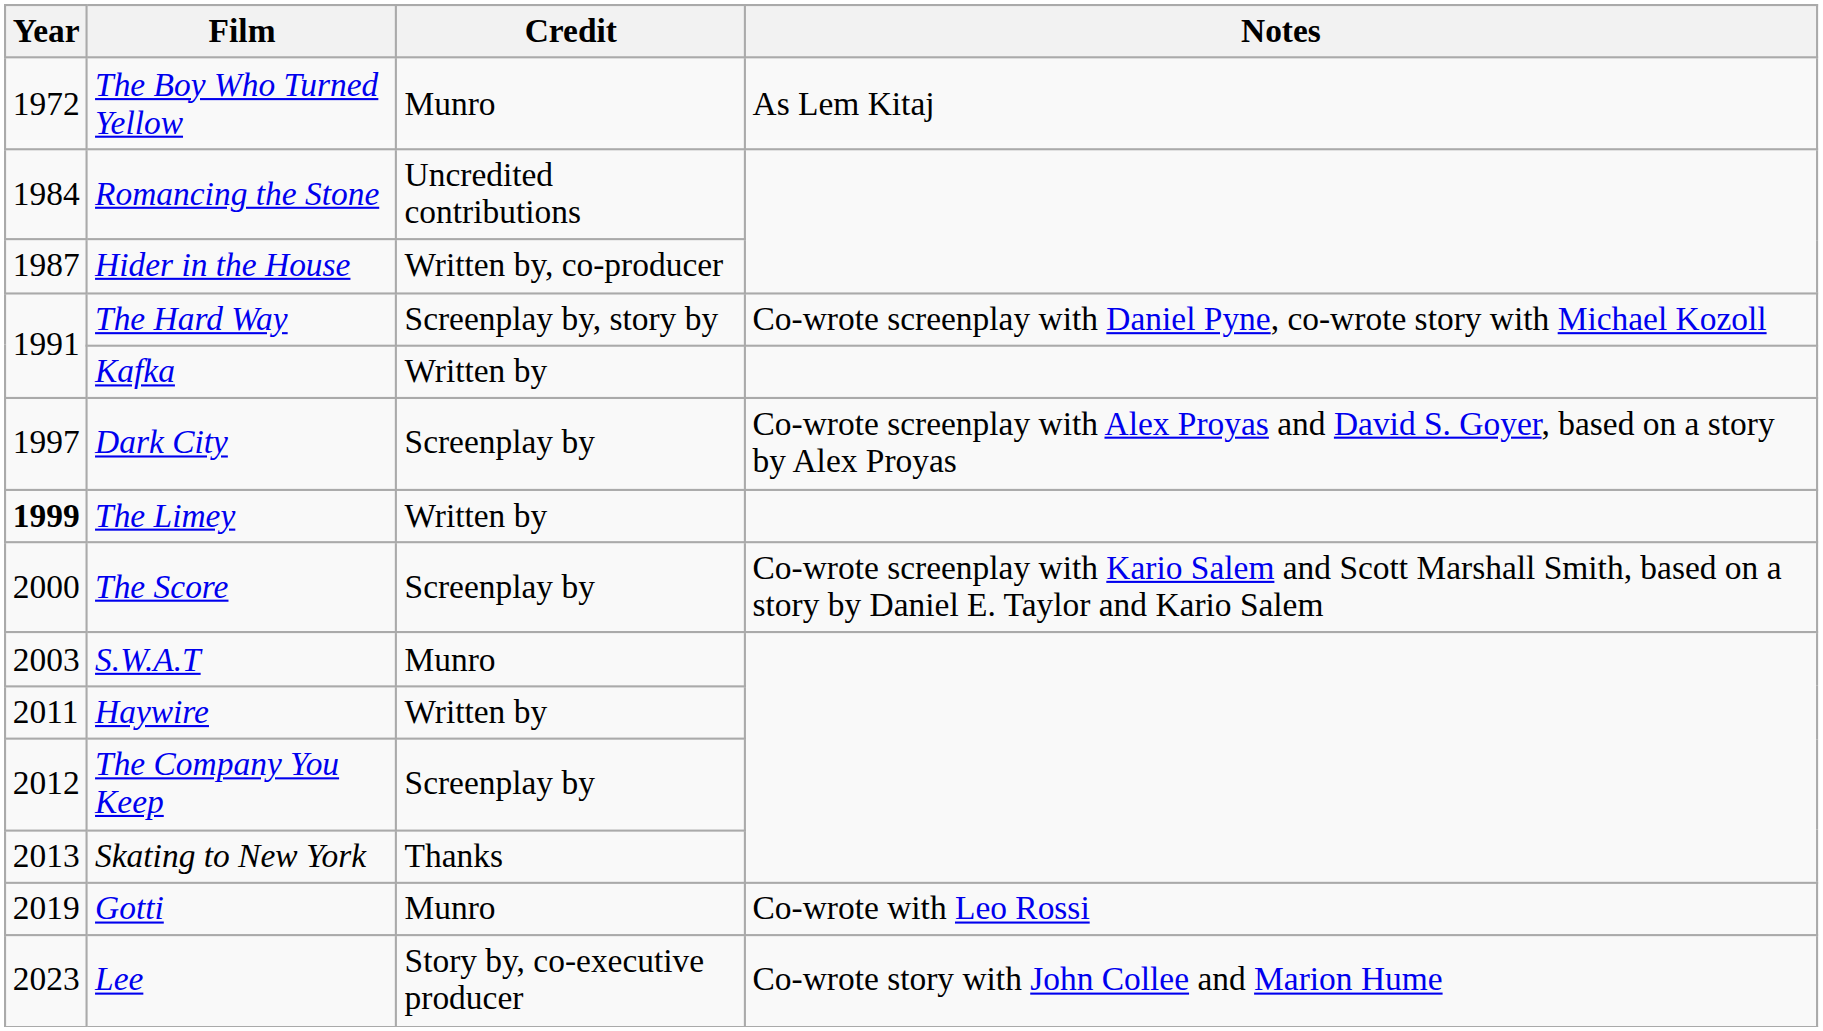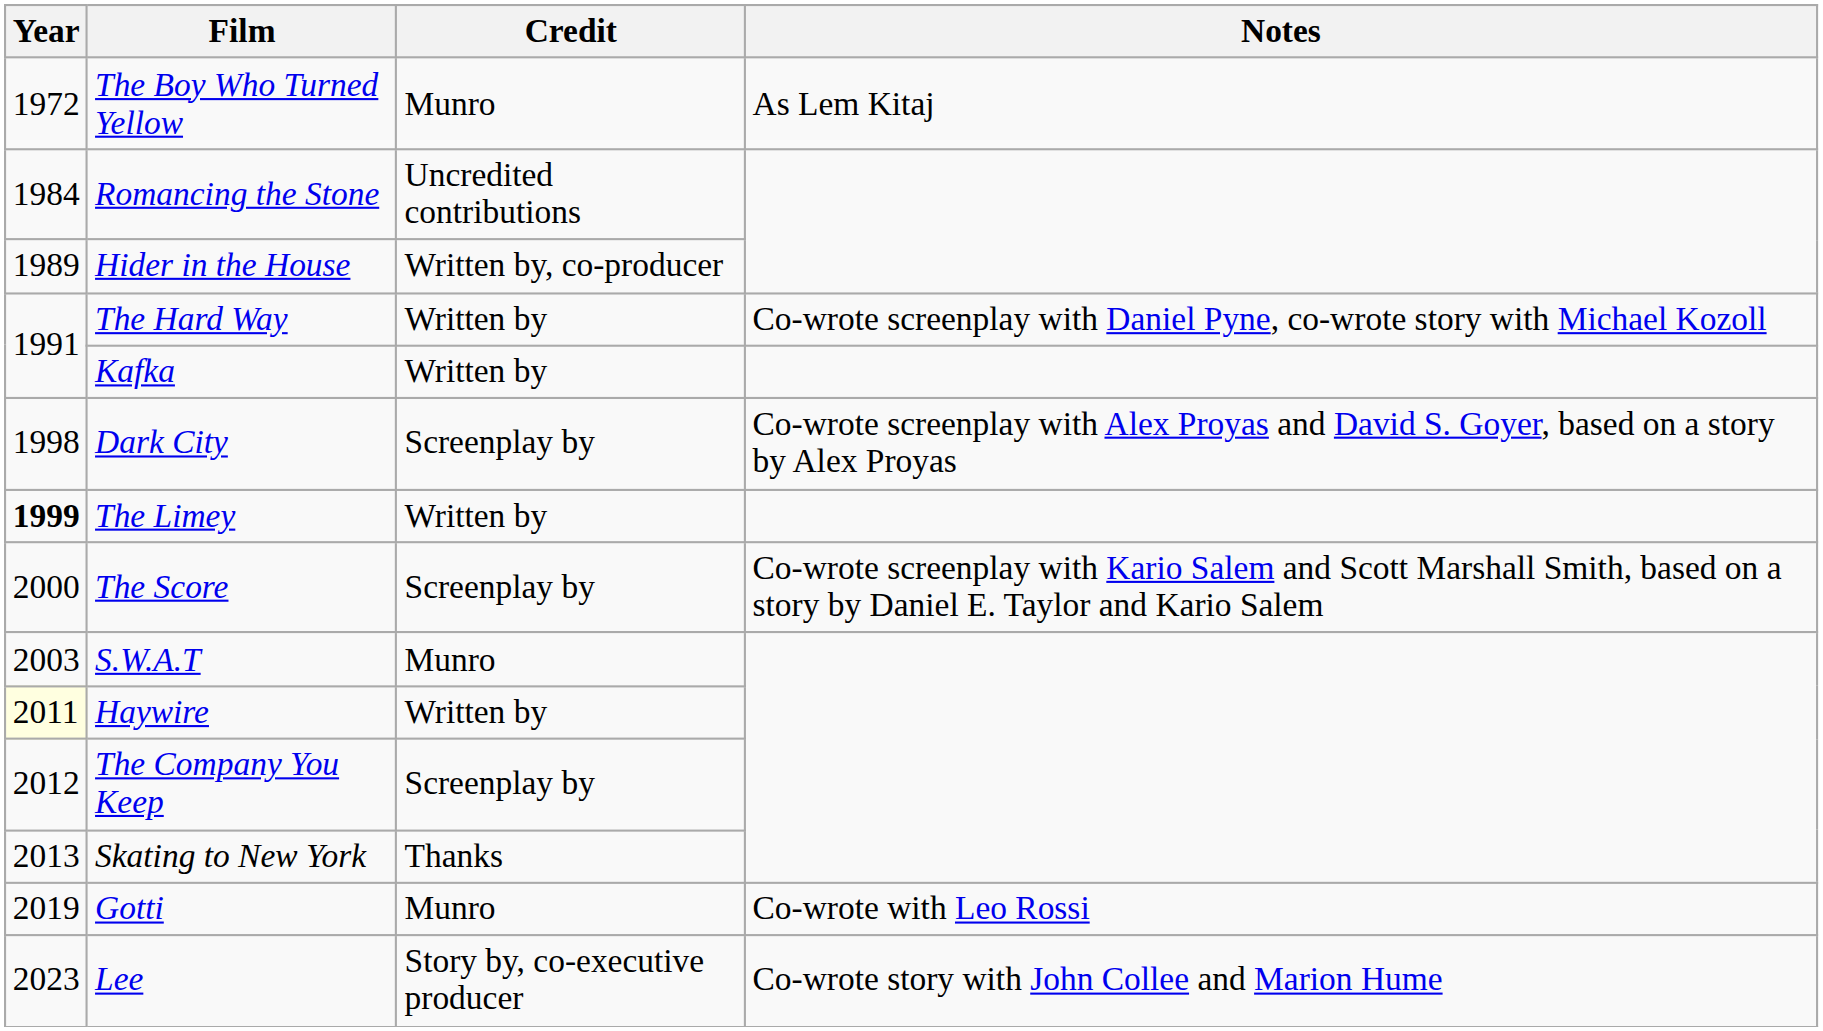(46, 265) 1987 -> (46, 265) 1989
(561, 318) Screenplay by, story by -> (476, 318) Written by
(46, 443) 1997 -> (46, 443) 1998
(46, 711) no background -> (46, 711) lightyellow background
